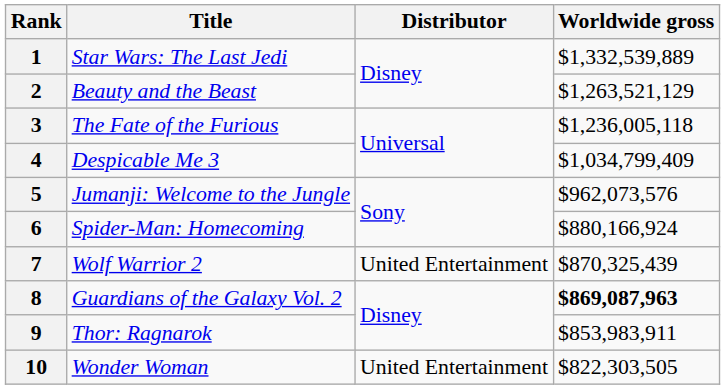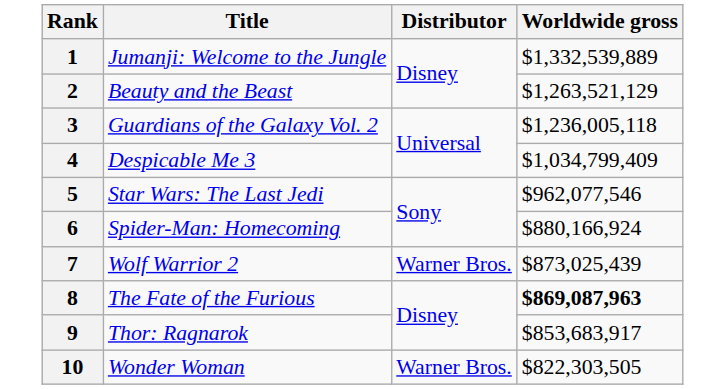(179, 56) Star Wars: The Last Jedi -> (247, 56) Jumanji: Welcome to the Jungle
(175, 125) The Fate of the Furious -> (243, 125) Guardians of the Galaxy Vol. 2
(211, 194) Jumanji: Welcome to the Jungle -> (216, 194) Star Wars: The Last Jedi
(618, 194) $962,073,576 -> (582, 194) $962,077,546
(454, 263) United Entertainment -> (454, 263) Warner Bros.
(618, 263) $870,325,439 -> (582, 263) $873,025,439
(207, 297) Guardians of the Galaxy Vol. 2 -> (211, 297) The Fate of the Furious
(617, 332) $853,983,911 -> (582, 332) $853,683,917
(454, 366) United Entertainment -> (454, 366) Warner Bros.
